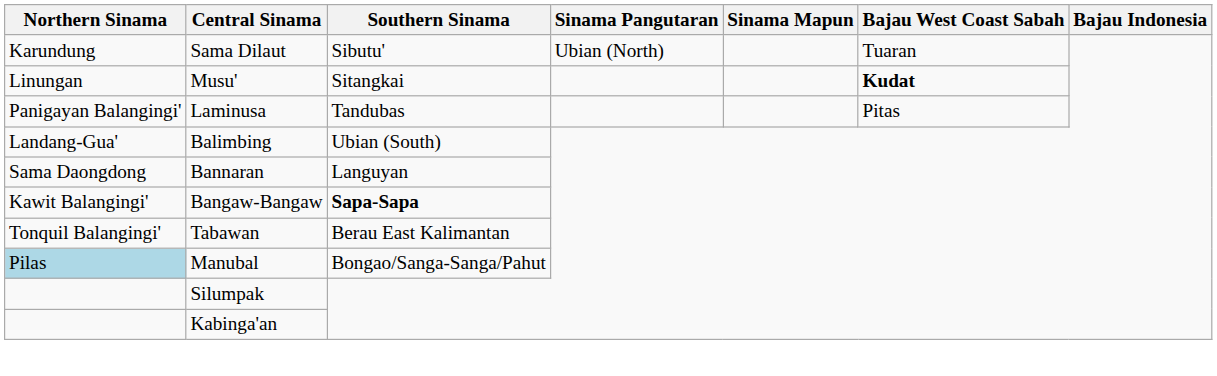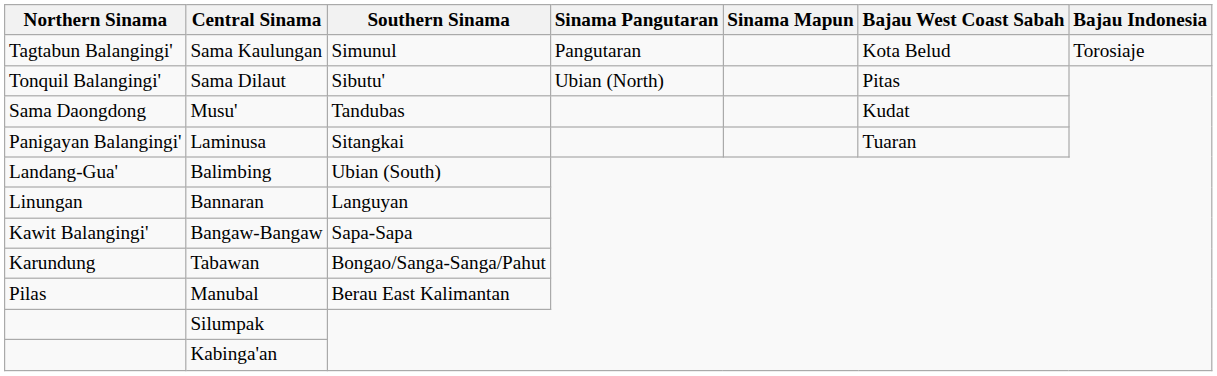+ row: (256, 50)
(52, 50) Karundung -> (85, 80) Tonquil Balangingi'
(889, 50) Tuaran -> (881, 80) Pitas
(46, 80) Linungan -> (78, 111) Sama Daongdong
(368, 80) Sitangkai -> (368, 111) Tandubas
(889, 80) bold -> (886, 111) normal
(368, 111) Tandubas -> (368, 141) Sitangkai
(881, 111) Pitas -> (889, 141) Tuaran
(78, 171) Sama Daongdong -> (46, 202) Linungan
(375, 202) bold -> (372, 232) normal
(85, 232) Tonquil Balangingi' -> (52, 263) Karundung
(420, 232) Berau East Kalimantan -> (439, 263) Bongao/Sanga-Sanga/Pahut
(28, 263) lightblue background -> (28, 293) no background
(439, 263) Bongao/Sanga-Sanga/Pahut -> (420, 293) Berau East Kalimantan
